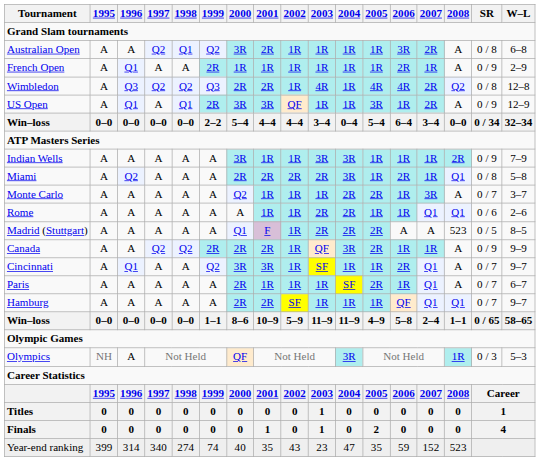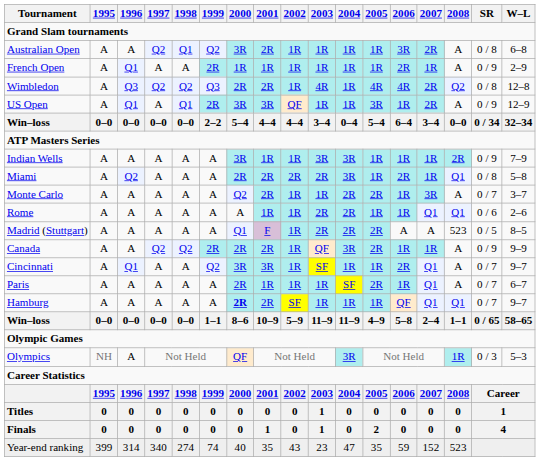(267, 194) 1R -> (267, 194) 2R
(240, 303) normal -> (240, 303) bold
